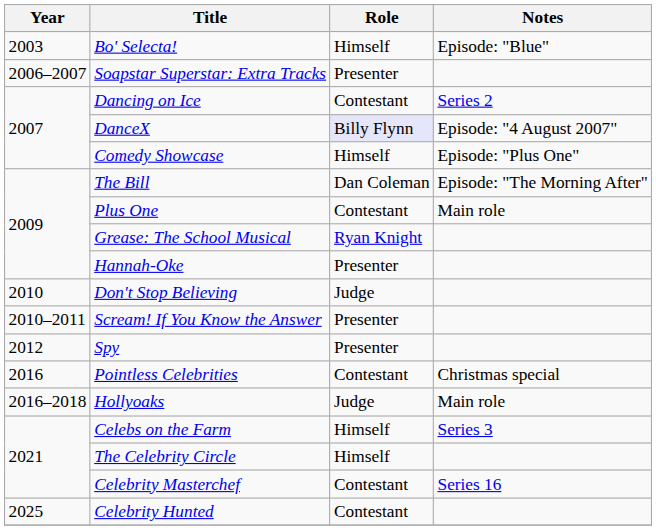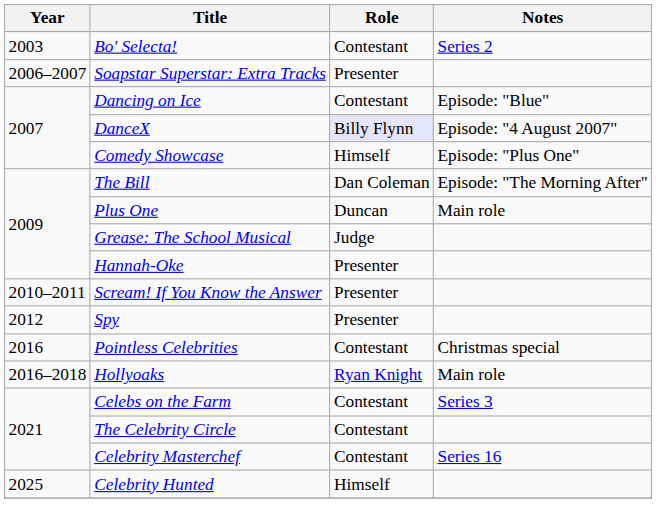(362, 45) Himself -> (371, 45) Contestant
(493, 45) Episode: "Blue" -> (465, 45) Series 2
(465, 100) Series 2 -> (493, 100) Episode: "Blue"
(371, 210) Contestant -> (361, 210) Duncan
(378, 237) Ryan Knight -> (354, 237) Judge
- row: (166, 292)
(354, 401) Judge -> (378, 374) Ryan Knight
(362, 429) Himself -> (371, 401) Contestant
(362, 456) Himself -> (371, 429) Contestant
(371, 511) Contestant -> (362, 484) Himself
